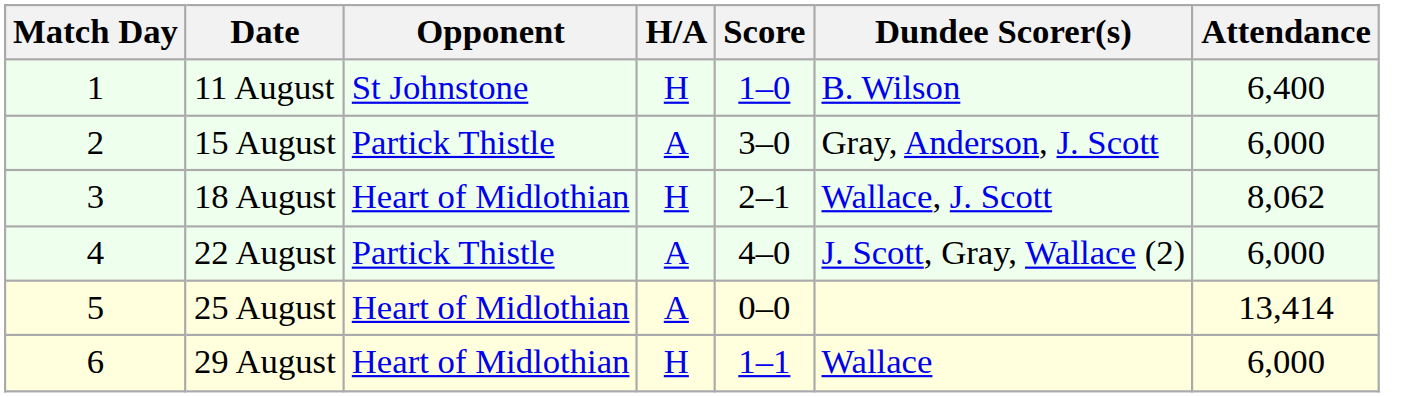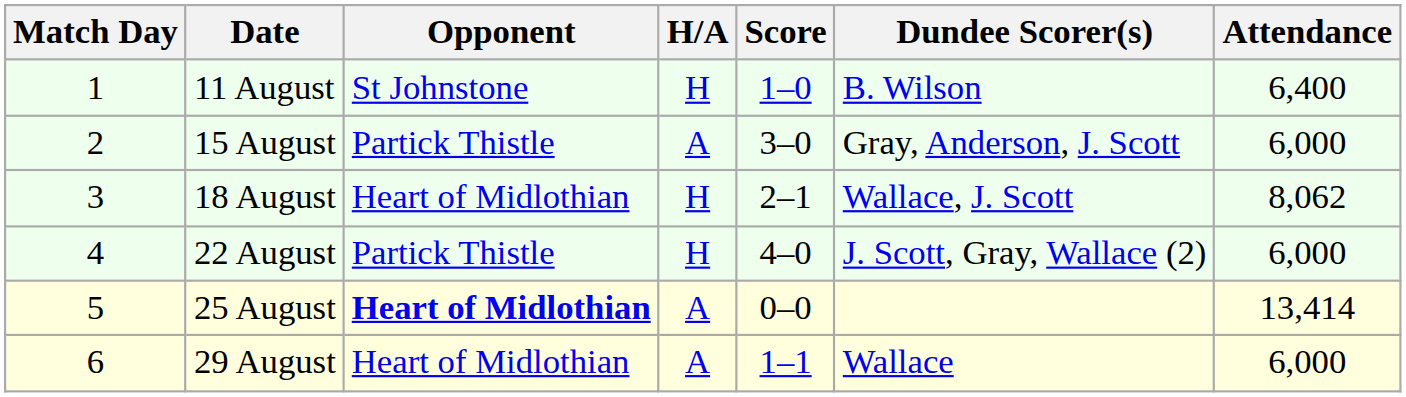(676, 252) A -> (698, 252) H
(491, 307) normal -> (501, 307) bold
(676, 362) H -> (698, 362) A
